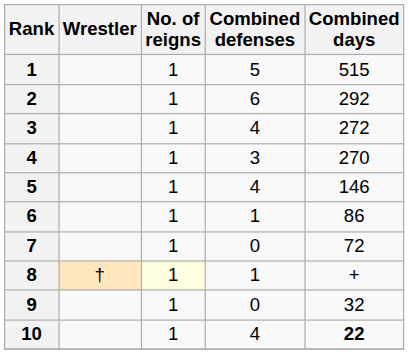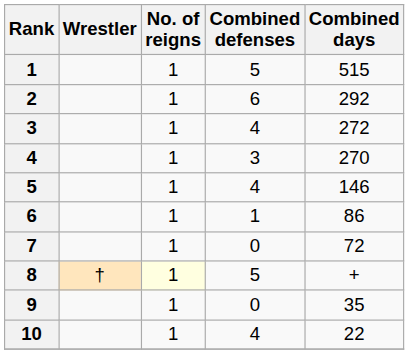(255, 275) 1 -> (255, 275) 5
(354, 305) 32 -> (354, 305) 35
(354, 334) bold -> (354, 334) normal
